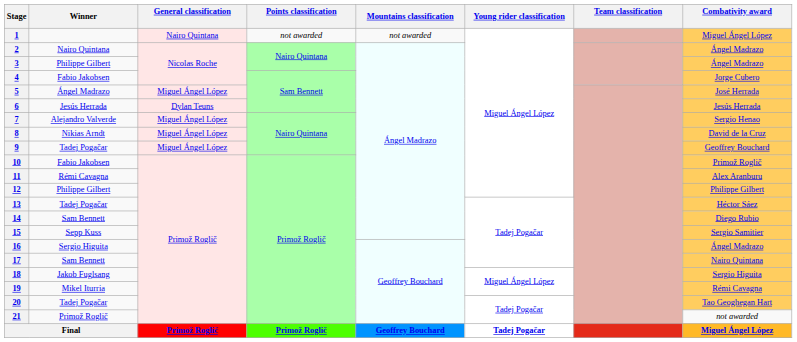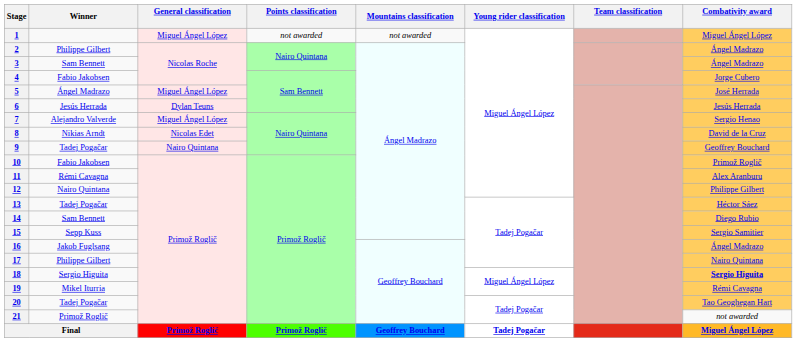(192, 35) Nairo Quintana -> (192, 35) Miguel Ángel López
(83, 50) Nairo Quintana -> (83, 50) Philippe Gilbert
(83, 64) Philippe Gilbert -> (83, 64) Sam Bennett
(192, 134) Miguel Ángel López -> (192, 134) Nicolas Edet
(192, 148) Miguel Ángel López -> (192, 148) Nairo Quintana
(83, 190) Philippe Gilbert -> (83, 190) Nairo Quintana
(83, 246) Sergio Higuita -> (83, 246) Jakob Fuglsang
(83, 260) Sam Bennett -> (83, 260) Philippe Gilbert
(83, 274) Jakob Fuglsang -> (83, 274) Sergio Higuita
(737, 274) normal -> (737, 274) bold
